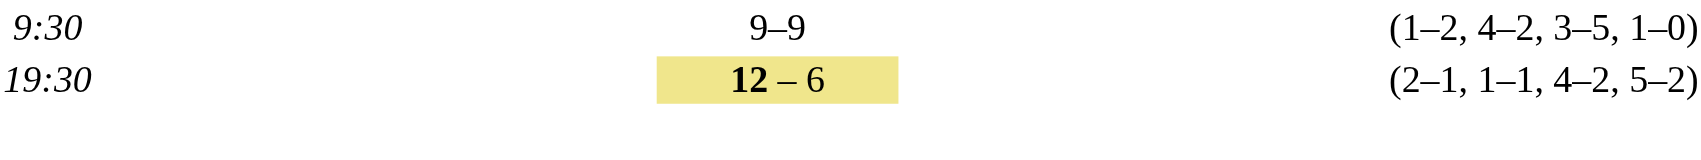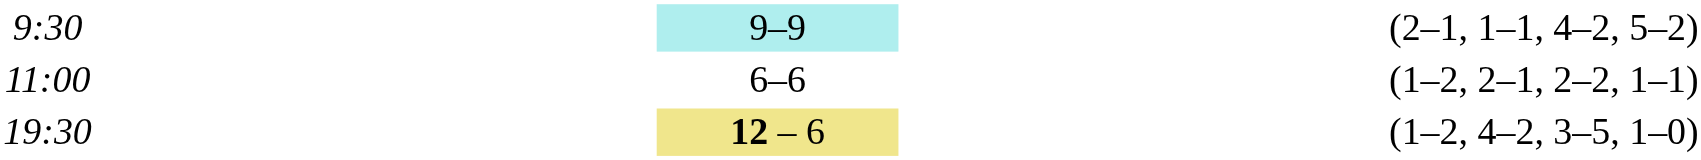(778, 27) no background -> (778, 27) paleturquoise background
(1544, 27) (1–2, 4–2, 3–5, 1–0) -> (1544, 27) (2–1, 1–1, 4–2, 5–2)
+ row: (48, 79)
(1544, 79) (2–1, 1–1, 4–2, 5–2) -> (1544, 131) (1–2, 4–2, 3–5, 1–0)
